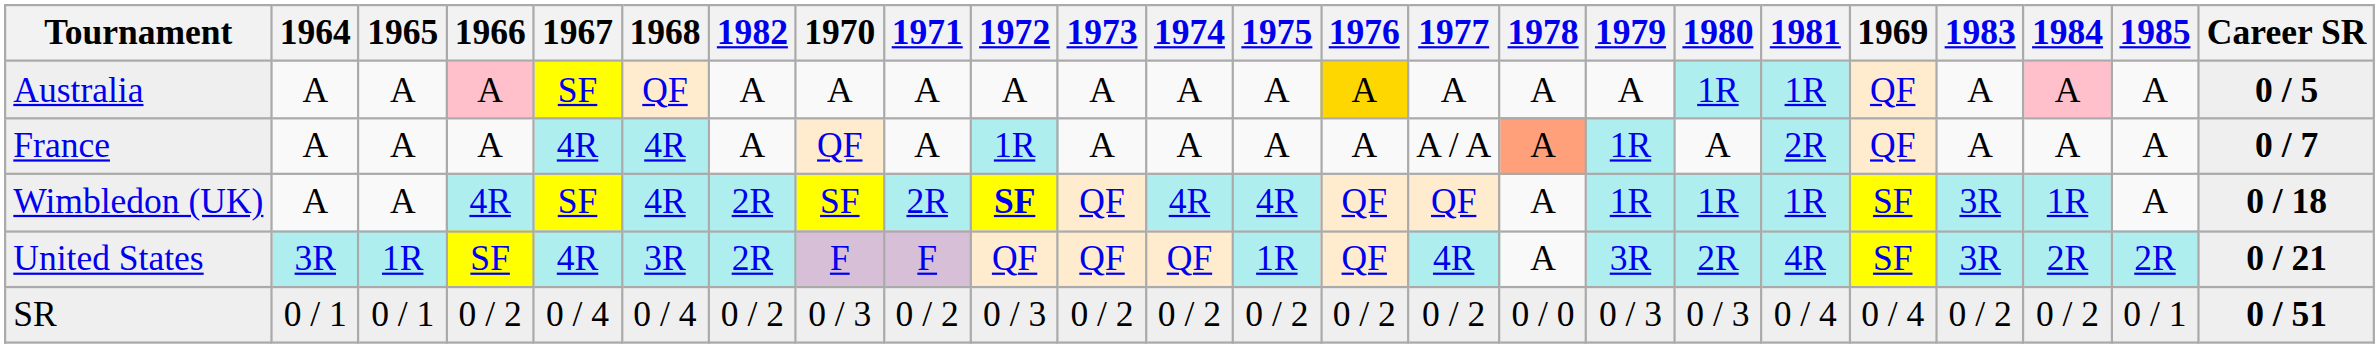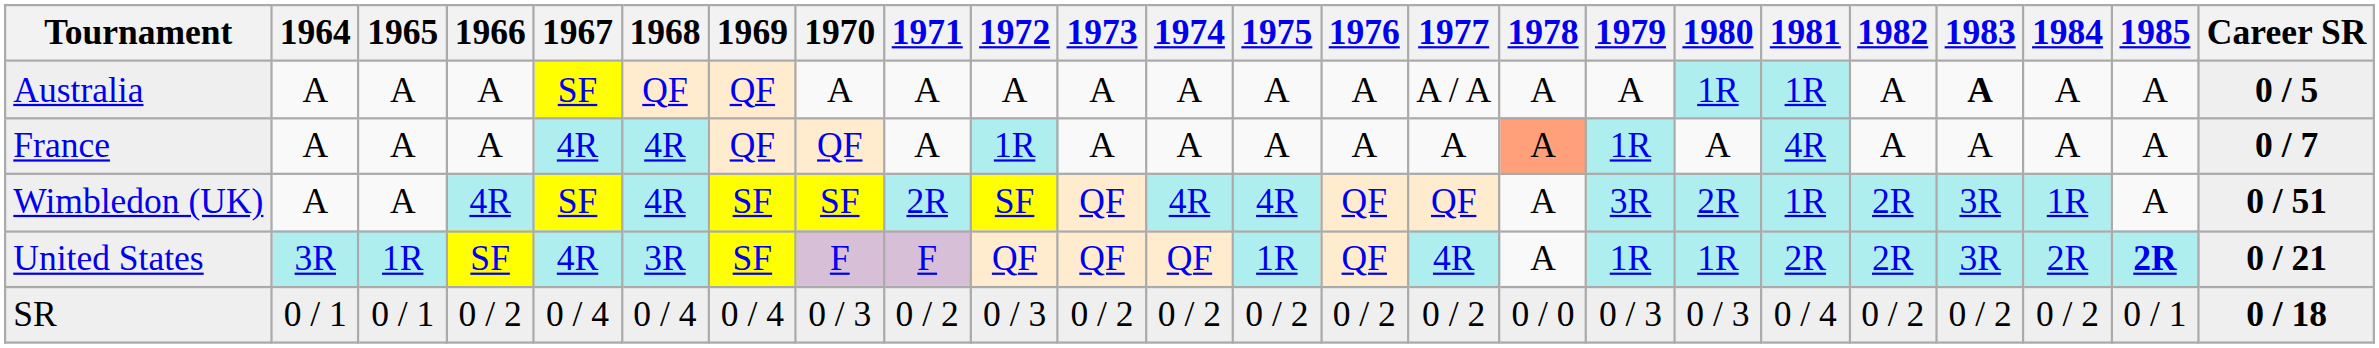columns swapped: (1893, 32) <-> (752, 32)
(490, 88) pink background -> (490, 88) no background
(1364, 88) gold background -> (1364, 88) no background
(1454, 88) A -> (1454, 88) A / A
(1980, 88) normal -> (1980, 88) bold
(2068, 88) pink background -> (2068, 88) no background
(1454, 145) A / A -> (1454, 145) A
(1805, 145) 2R -> (1805, 145) 4R
(1015, 201) bold -> (1015, 201) normal
(1630, 201) 1R -> (1630, 201) 3R
(1718, 201) 1R -> (1718, 201) 2R
(2287, 201) 0 / 18 -> (2287, 201) 0 / 51
(1630, 257) 3R -> (1630, 257) 1R
(1718, 257) 2R -> (1718, 257) 1R
(1805, 257) 4R -> (1805, 257) 2R
(2155, 257) normal -> (2155, 257) bold
(2287, 314) 0 / 51 -> (2287, 314) 0 / 18
